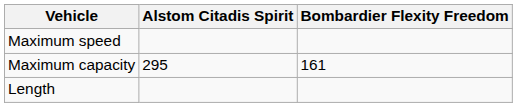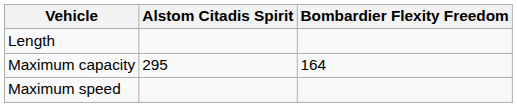rows swapped: (32, 89) <-> (64, 41)
(313, 65) 161 -> (313, 65) 164
